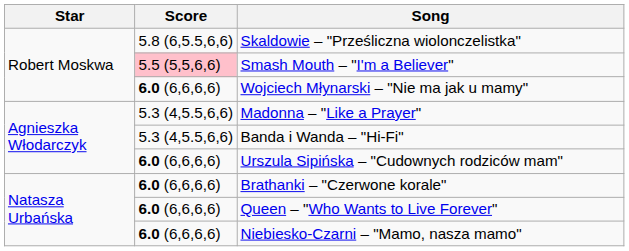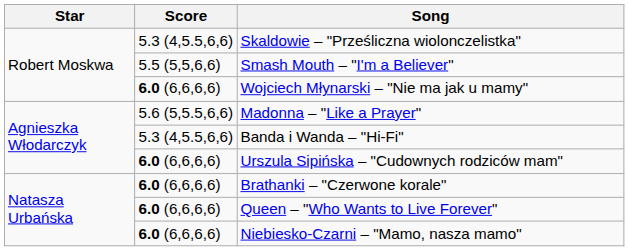(186, 40) 5.8 (6,5.5,6,6) -> (186, 40) 5.3 (4,5.5,6,6)
(179, 64) pink background -> (179, 64) no background
(186, 112) 5.3 (4,5.5,6,6) -> (186, 112) 5.6 (5,5.5,6,6)
